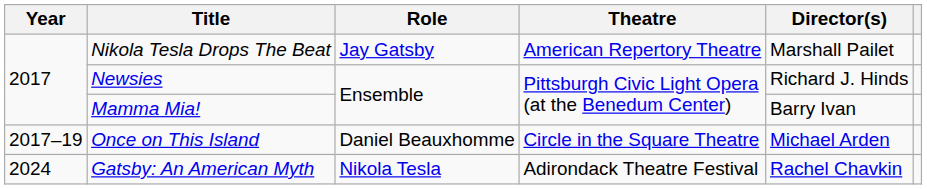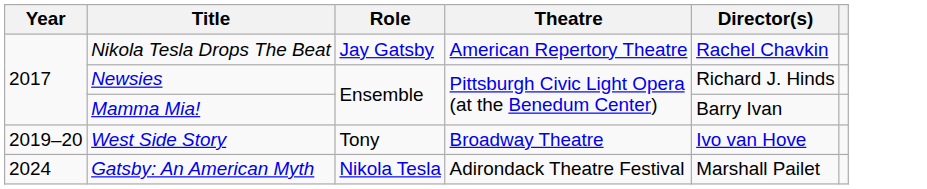(832, 49) Marshall Pailet -> (762, 49) Rachel Chavkin
- row: (175, 139)
+ row: (159, 139)
(836, 169) Rachel Chavkin -> (758, 169) Marshall Pailet
